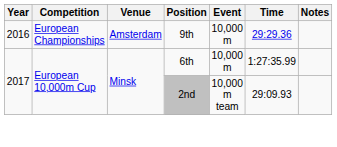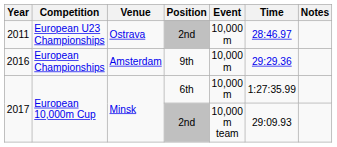+ row: (18, 35)
